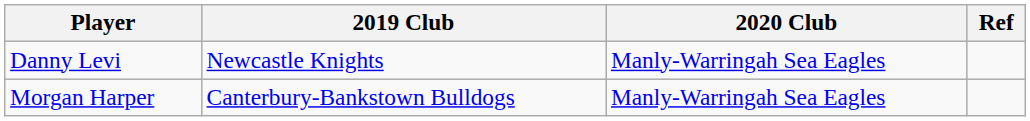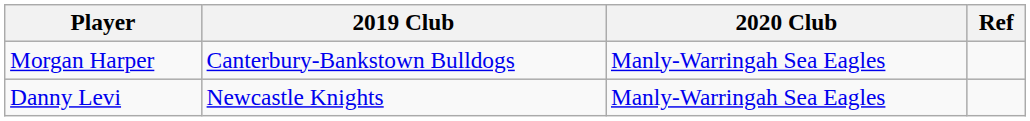rows swapped: (66, 60) <-> (82, 97)
